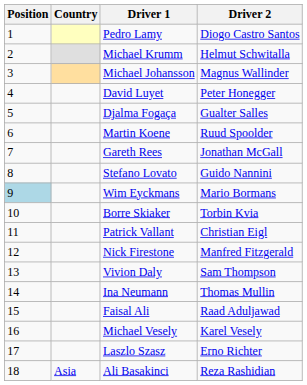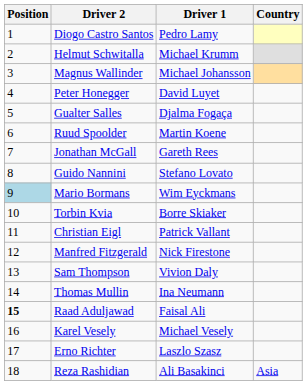columns swapped: (76, 14) <-> (250, 14)
(13, 311) normal -> (13, 311) bold
